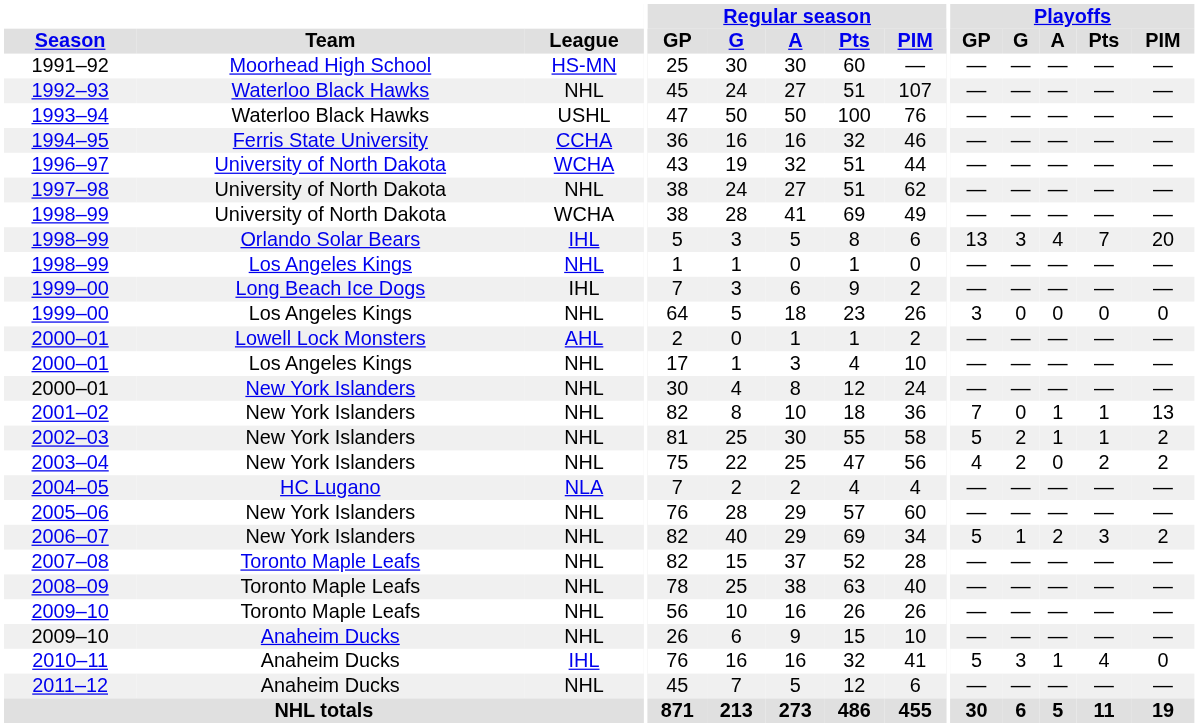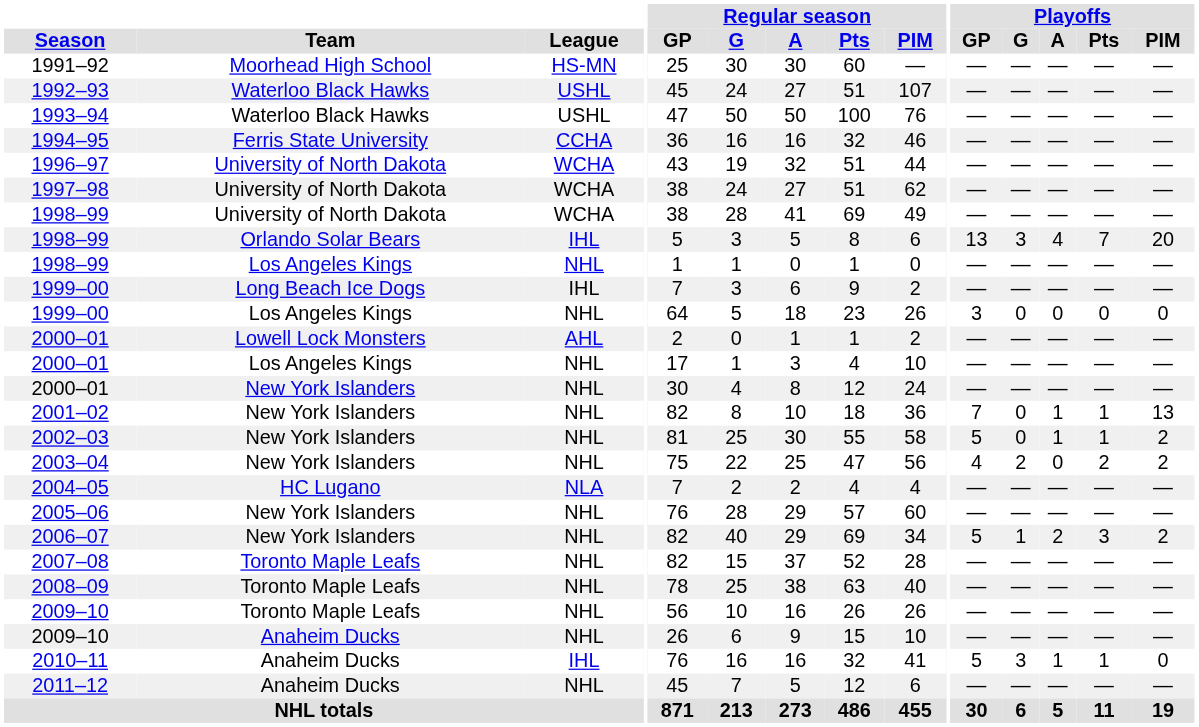(584, 90) NHL -> (584, 90) USHL
(584, 189) NHL -> (584, 189) WCHA
(1021, 437) 2 -> (1021, 437) 0
(1104, 661) 4 -> (1104, 661) 1
